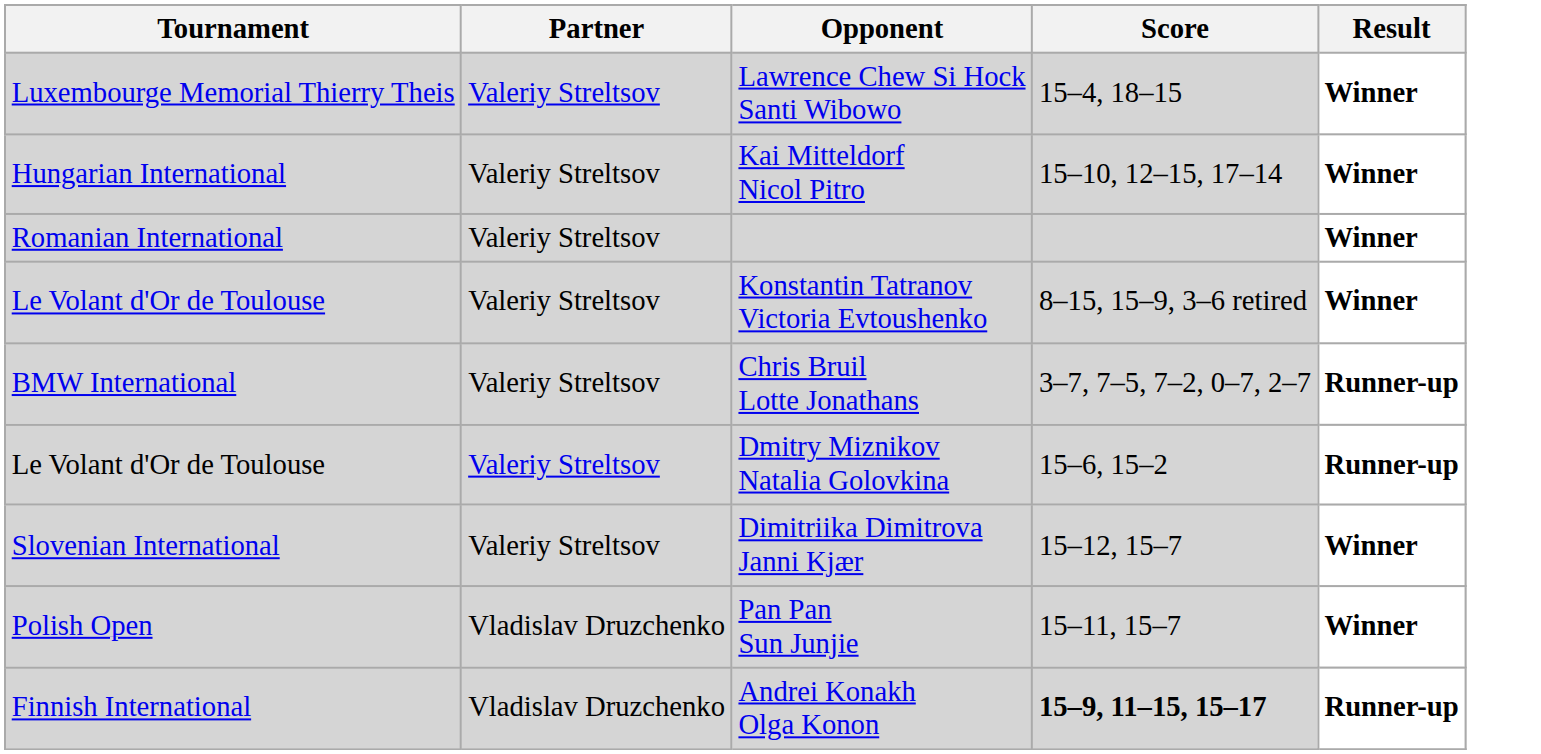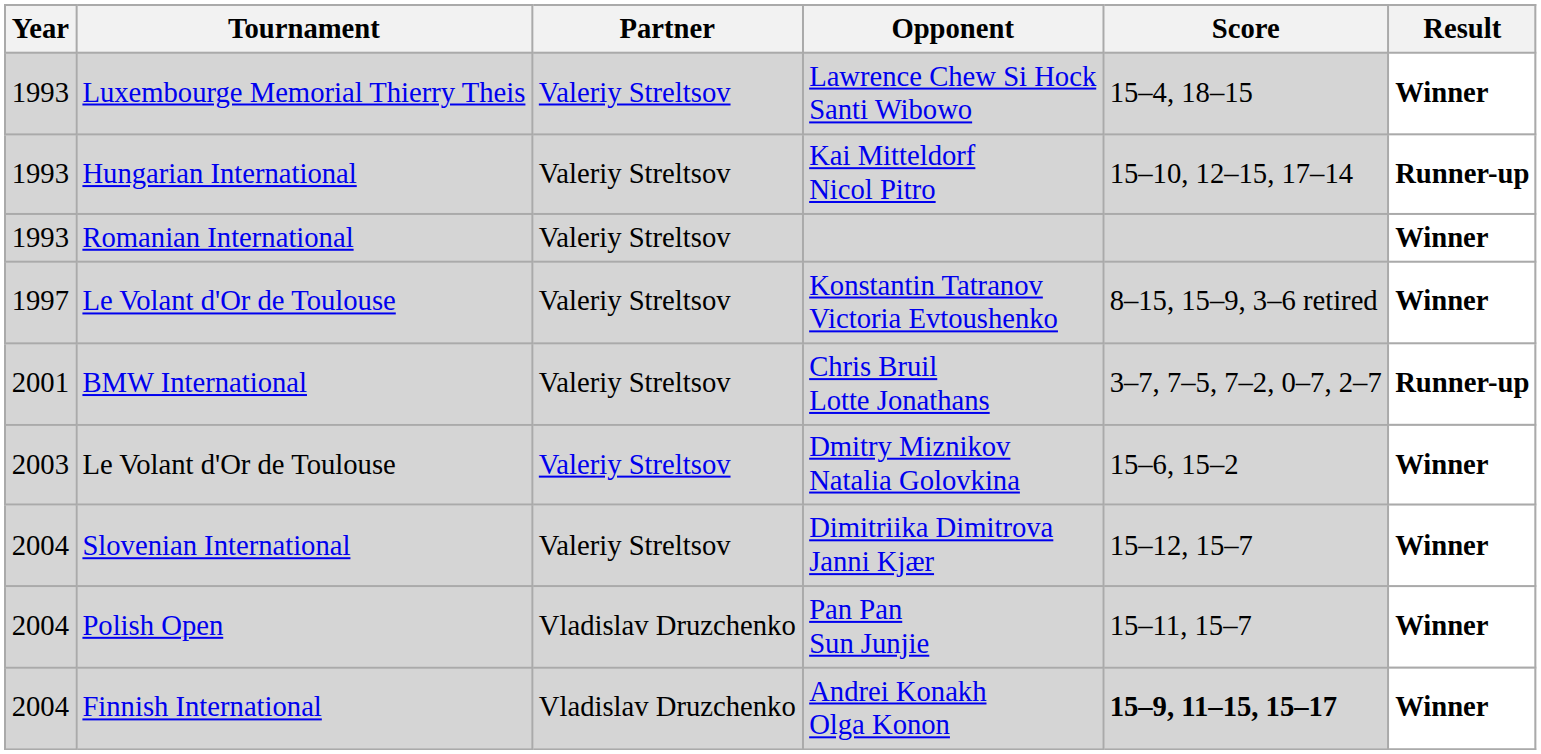+ column: (40, 28)
(1371, 173) Winner -> (1462, 173) Runner-up
(1392, 464) Runner-up -> (1442, 464) Winner
(1392, 707) Runner-up -> (1442, 707) Winner
